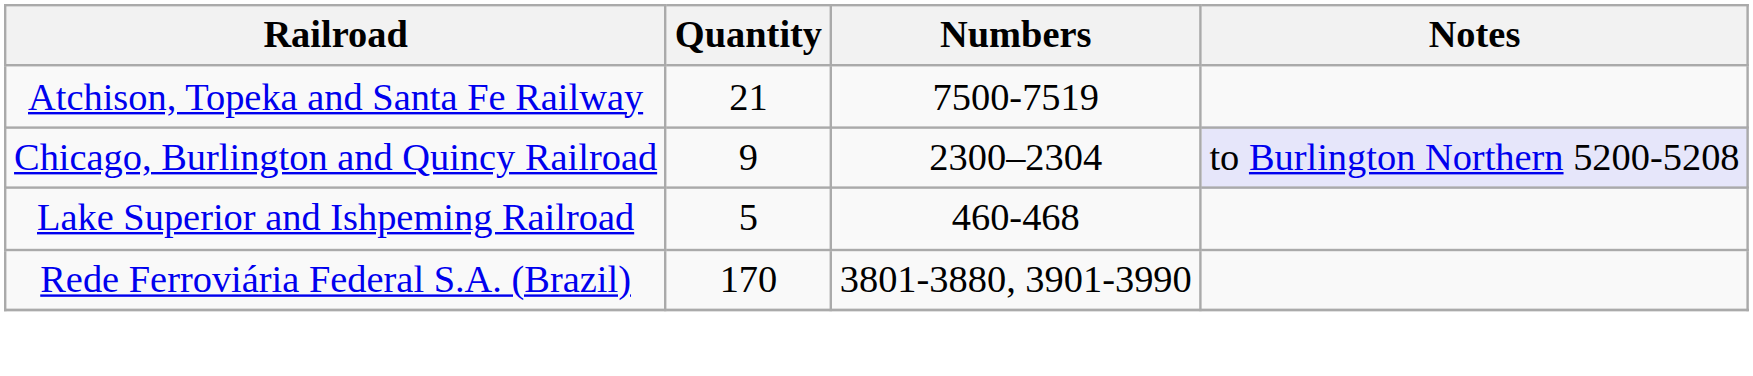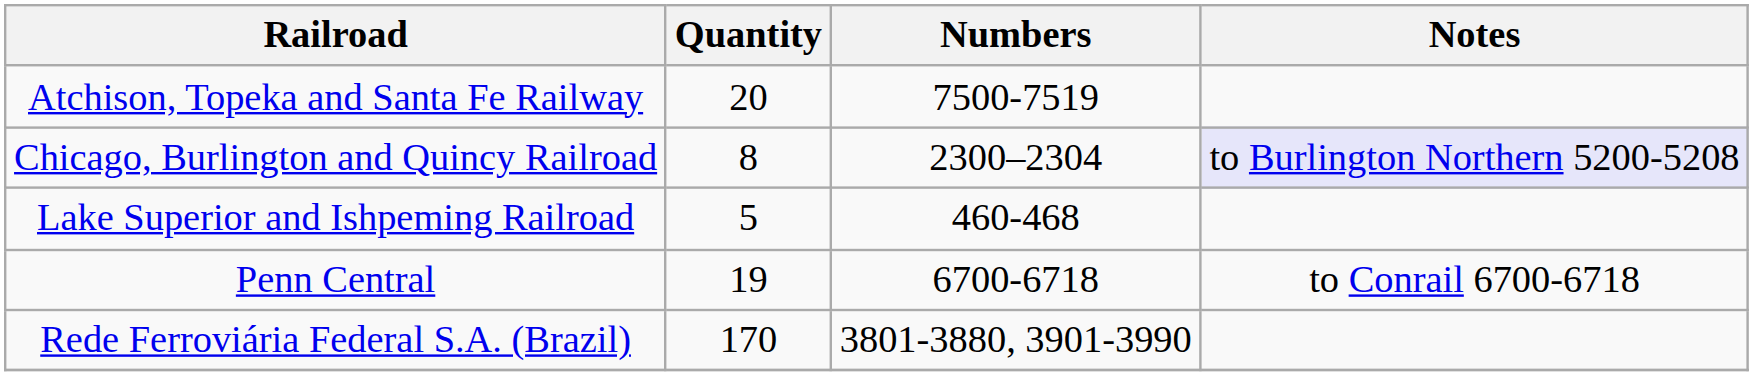(748, 95) 21 -> (748, 95) 20
(748, 156) 9 -> (748, 156) 8
+ row: (336, 278)
